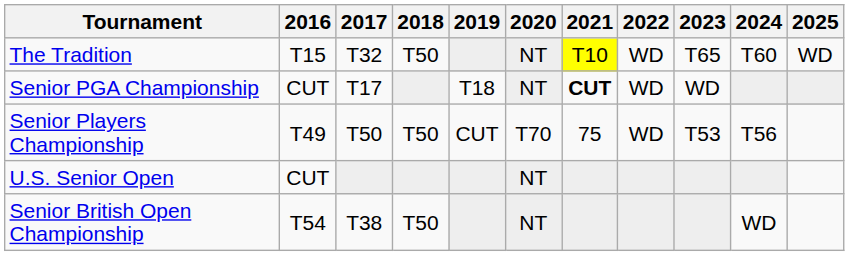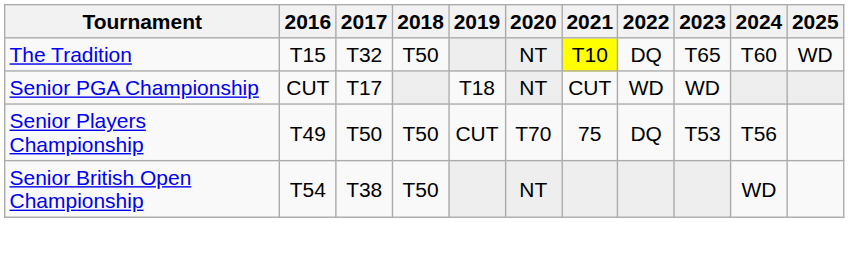(646, 55) WD -> (646, 55) DQ
(590, 88) bold -> (590, 88) normal
(646, 133) WD -> (646, 133) DQ
- row: (92, 178)
